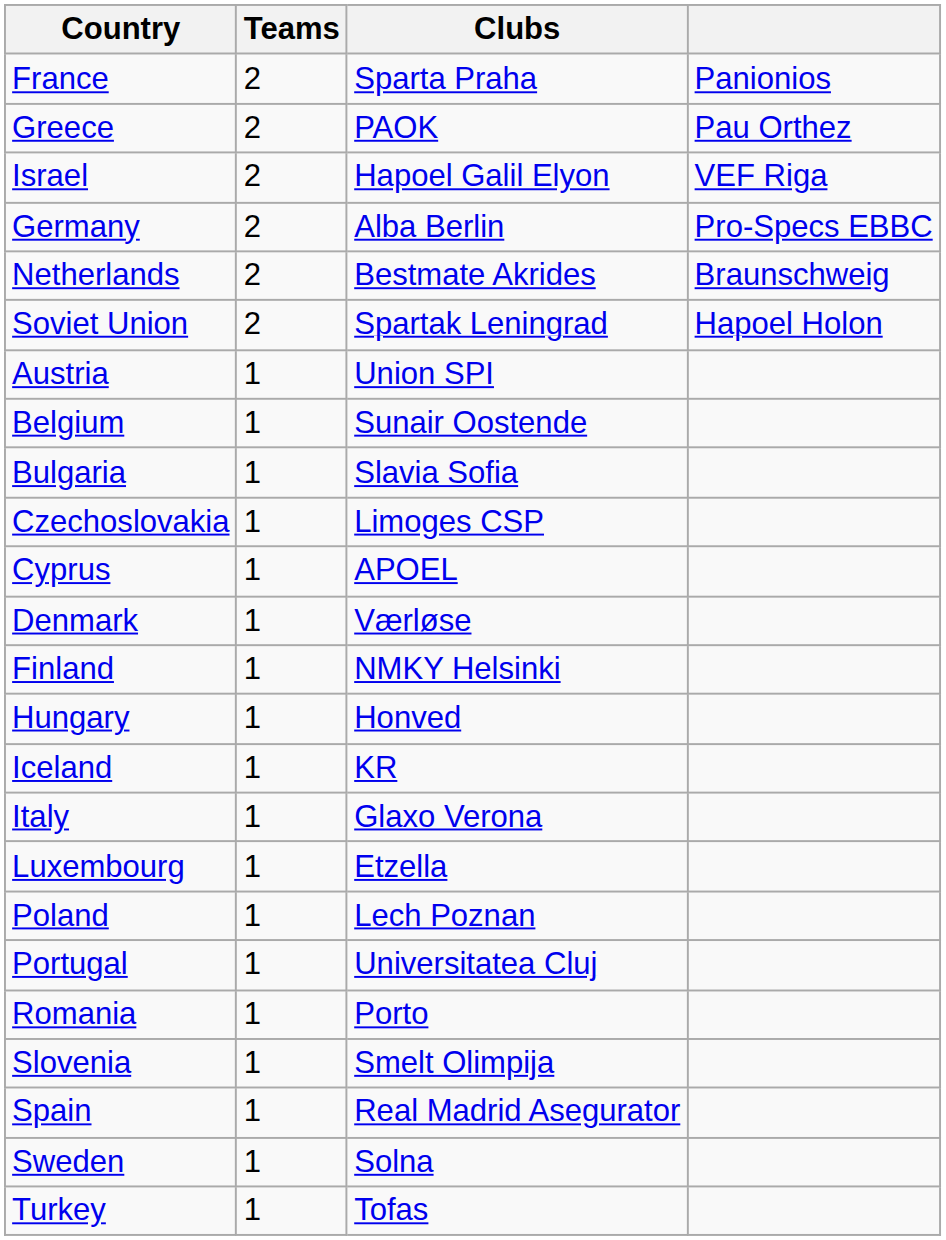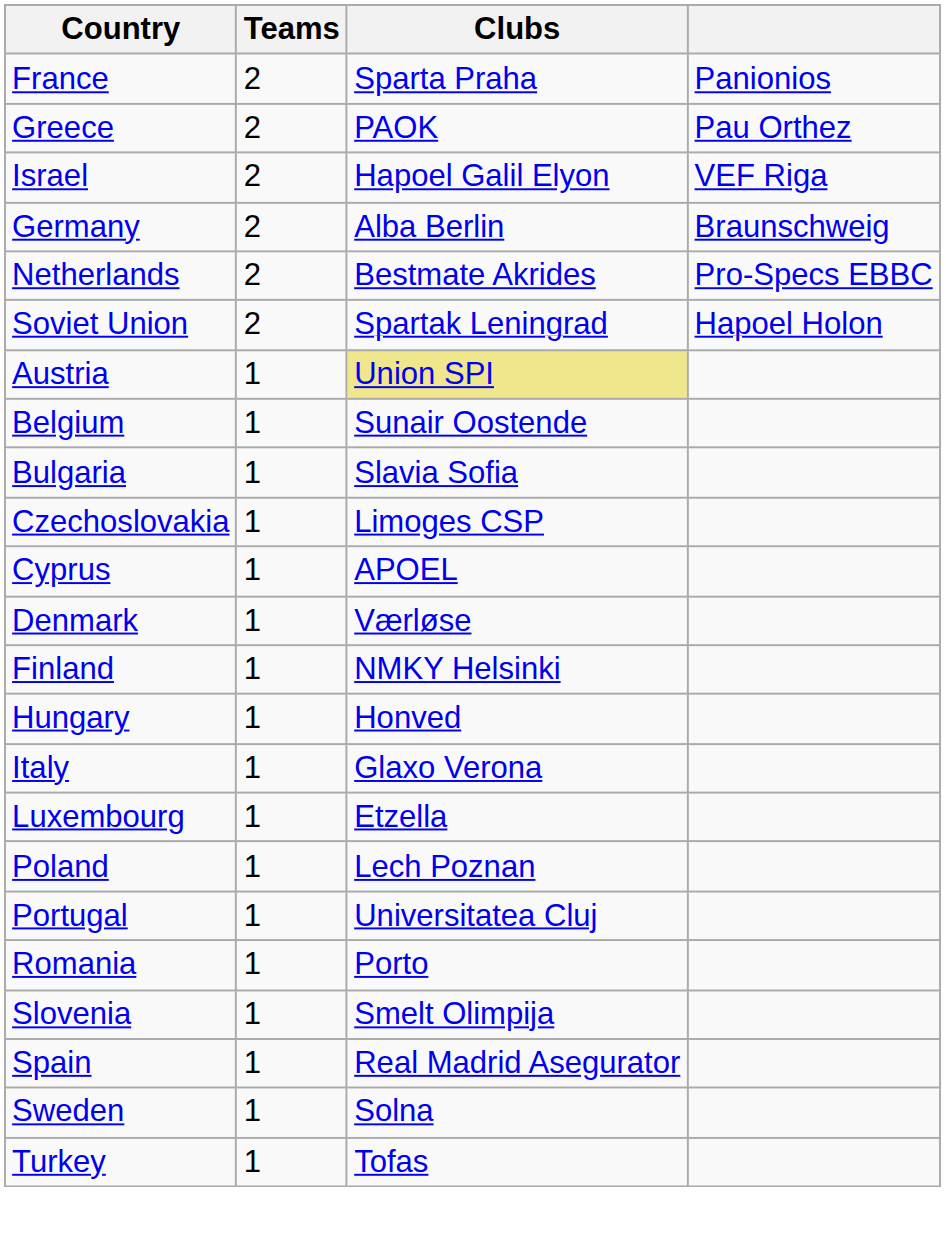(814, 226) Pro-Specs EBBC -> (792, 226) Braunschweig
(792, 275) Braunschweig -> (814, 275) Pro-Specs EBBC
(424, 373) no background -> (424, 373) khaki background
- row: (62, 767)
